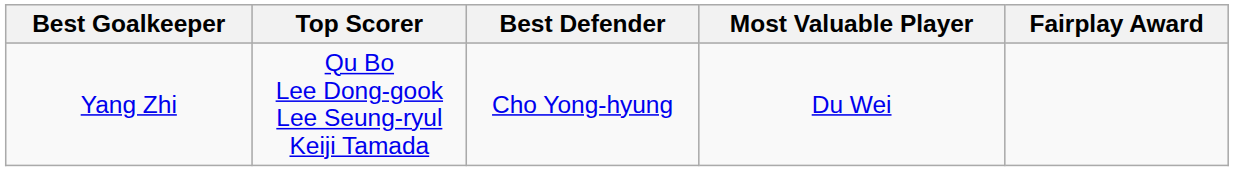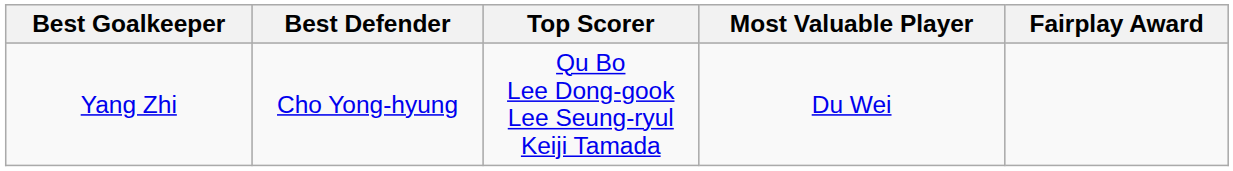columns swapped: (583, 23) <-> (359, 23)
